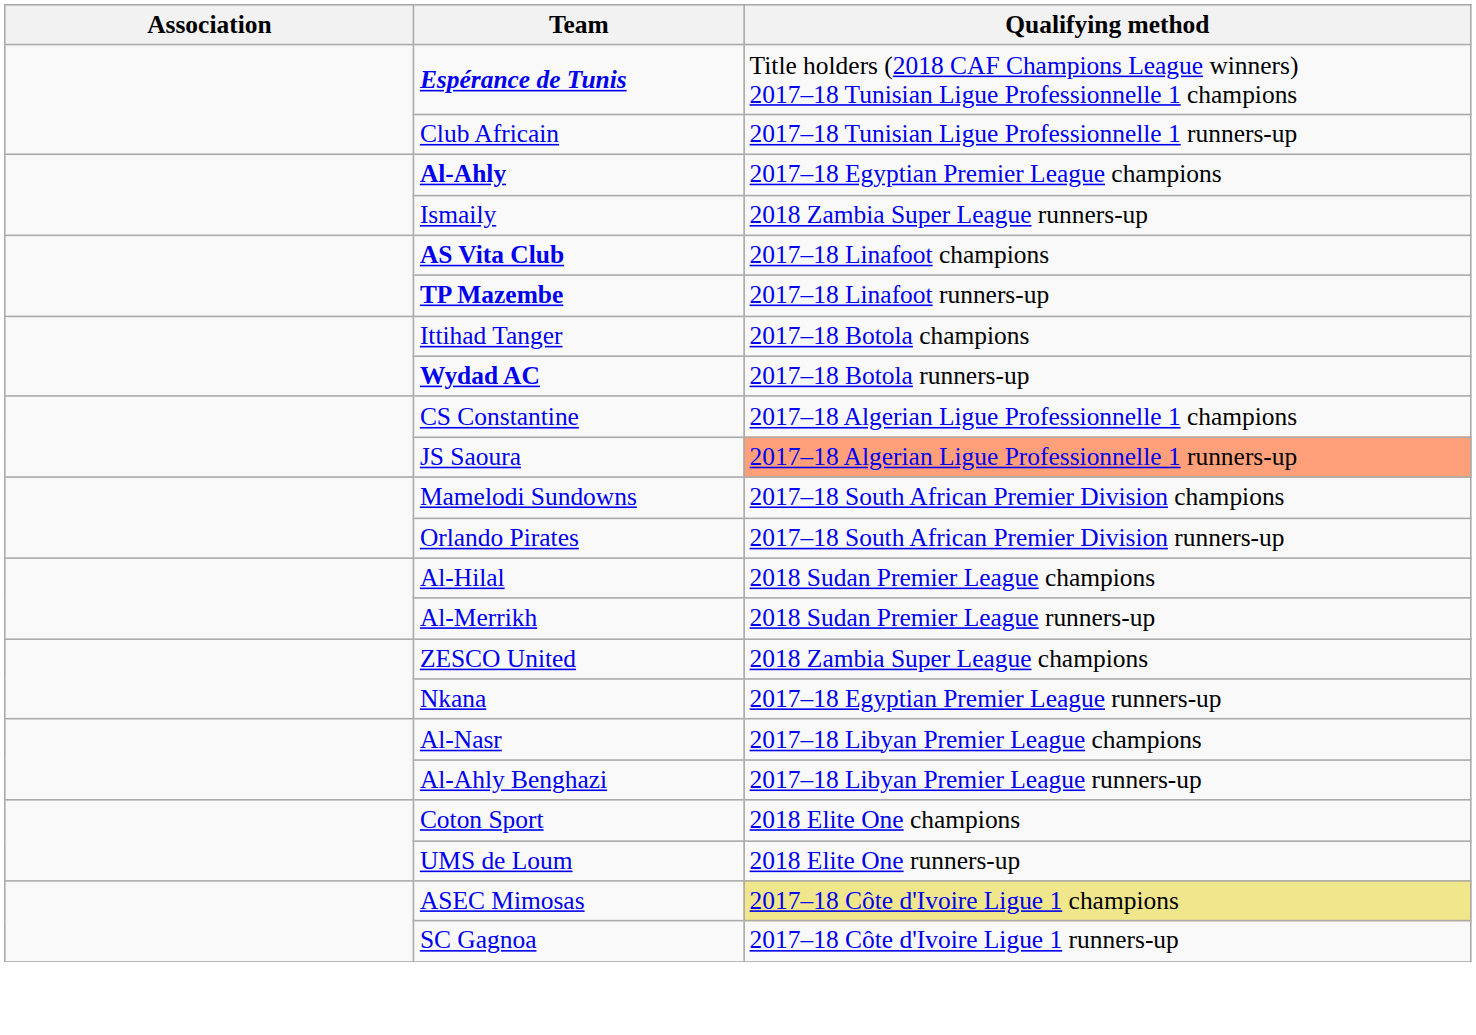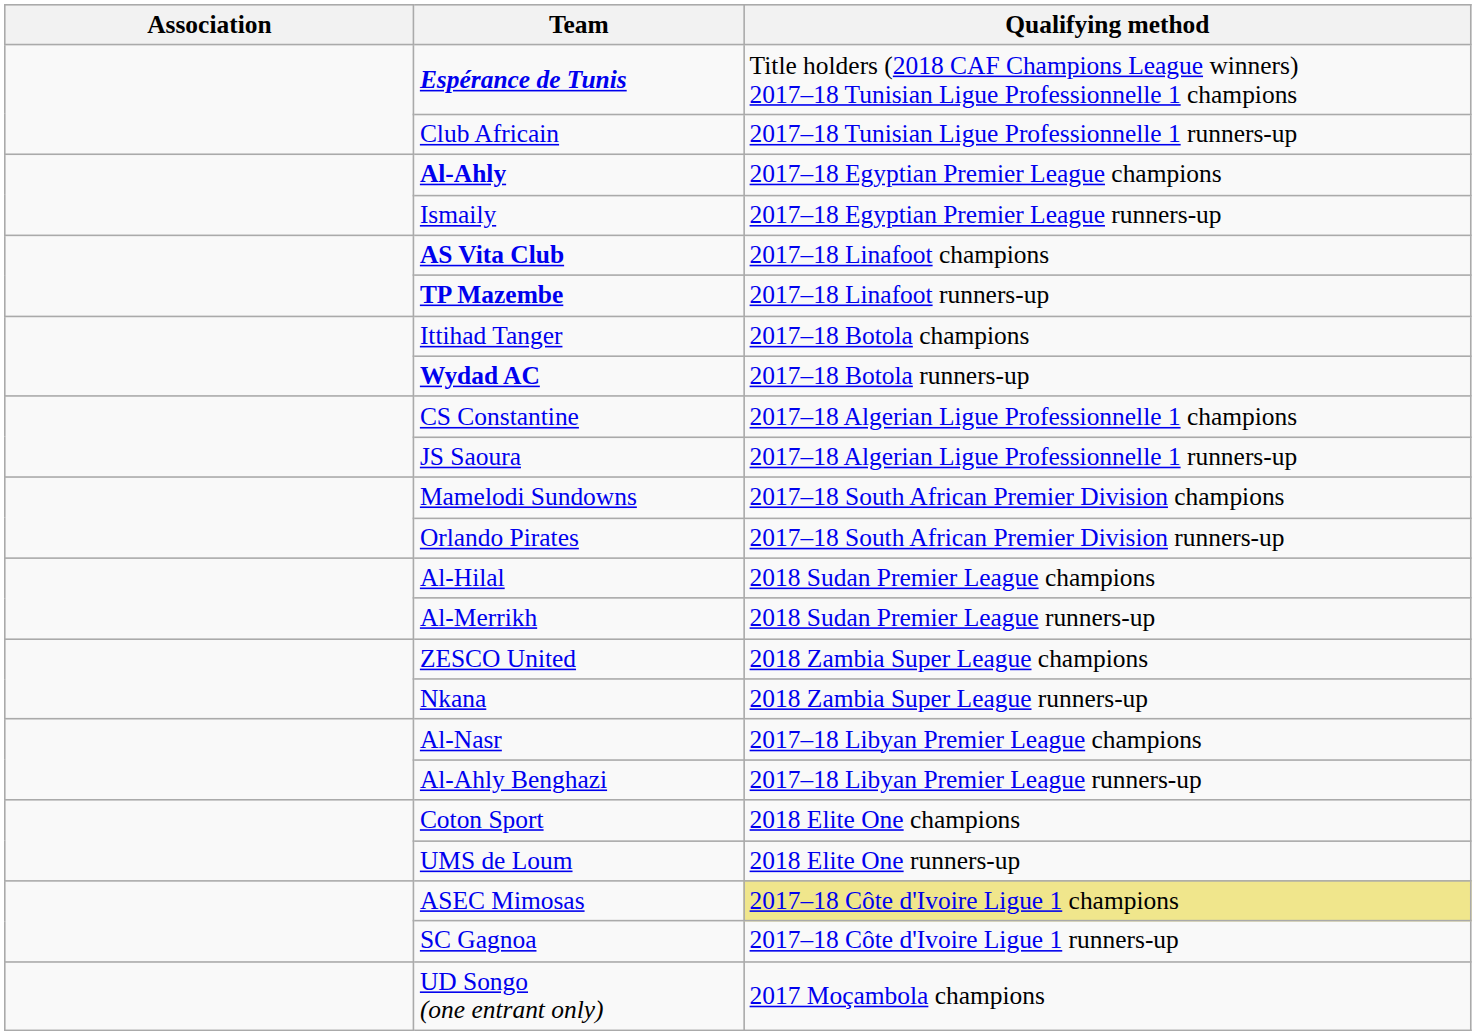(949, 214) 2018 Zambia Super League runners-up -> (986, 214) 2017–18 Egyptian Premier League runners-up
(1023, 456) lightsalmon background -> (1023, 456) no background
(986, 698) 2017–18 Egyptian Premier League runners-up -> (949, 698) 2018 Zambia Super League runners-up
+ row: (512, 995)
